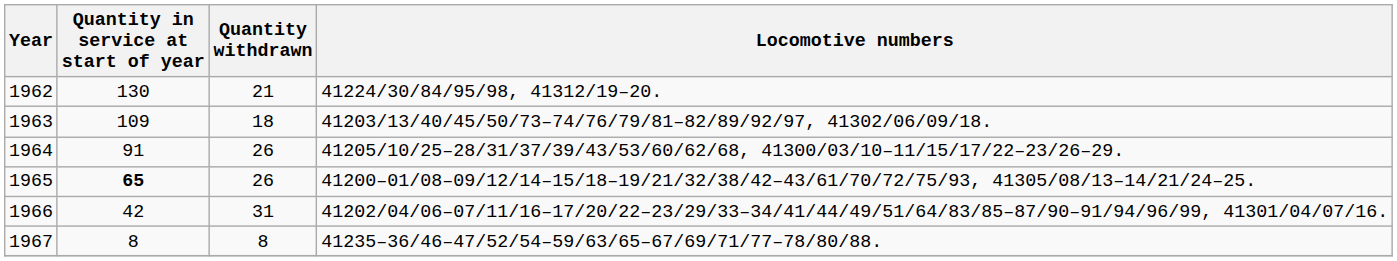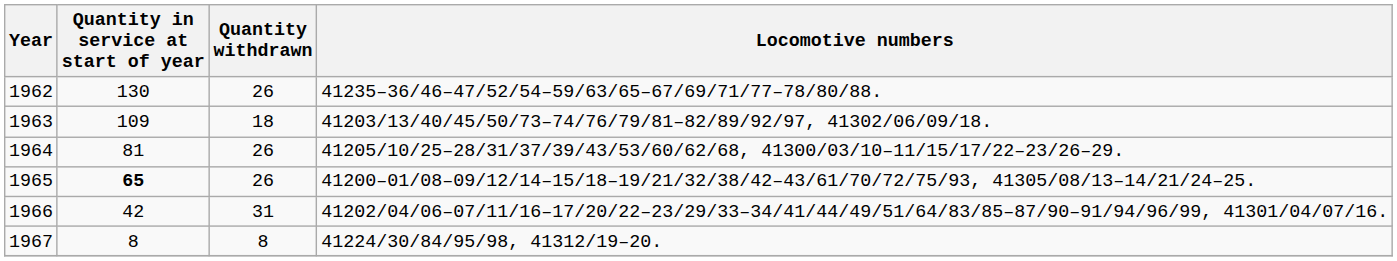(263, 92) 21 -> (263, 92) 26
(492, 92) 41224/30/84/95/98, 41312/19–20. -> (602, 92) 41235–36/46–47/52/54–59/63/65–67/69/71/77–78/80/88.
(133, 152) 91 -> (133, 152) 81
(602, 241) 41235–36/46–47/52/54–59/63/65–67/69/71/77–78/80/88. -> (492, 241) 41224/30/84/95/98, 41312/19–20.
